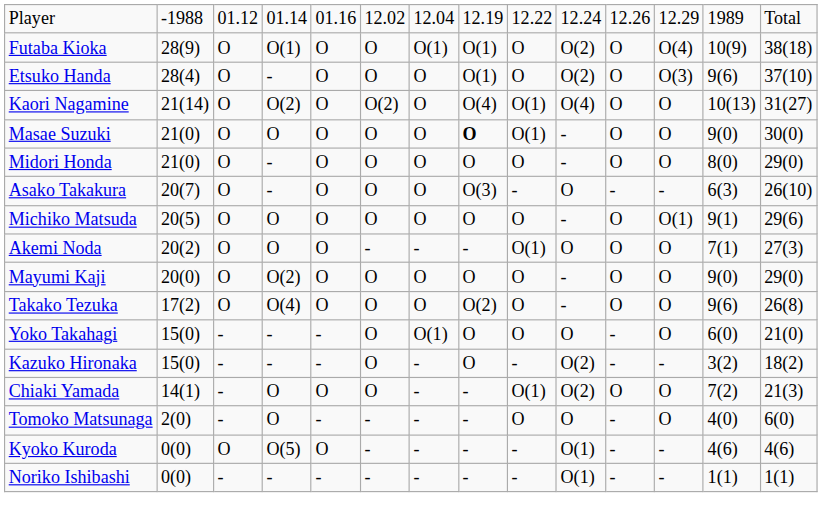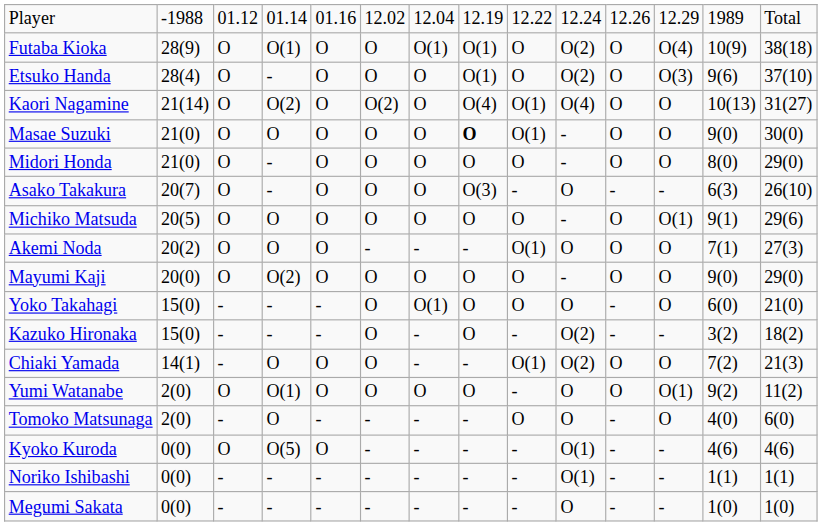- row: (63, 305)
+ row: (66, 391)
+ row: (66, 506)
